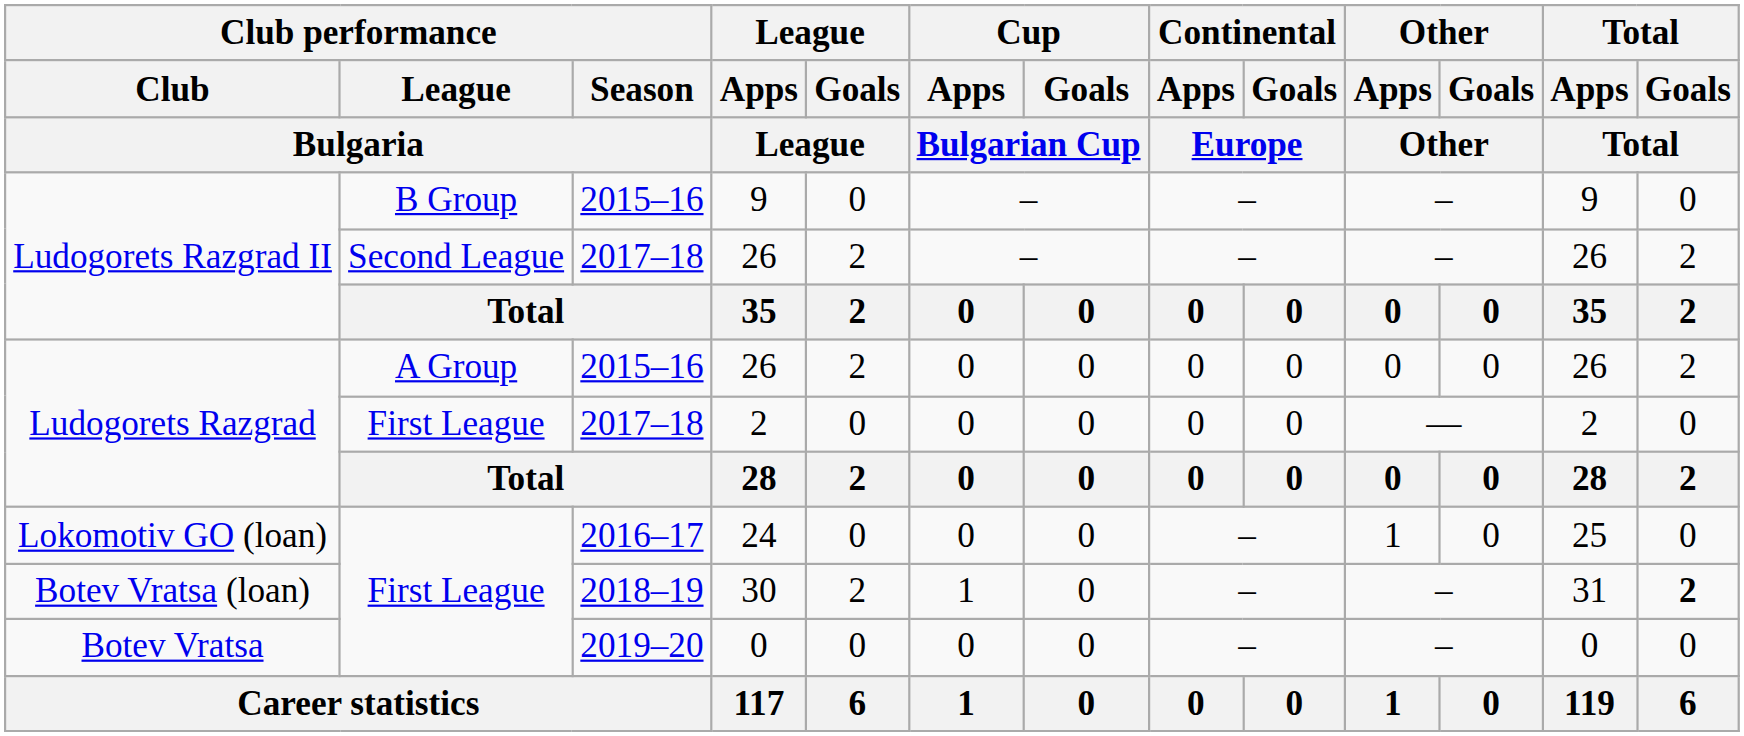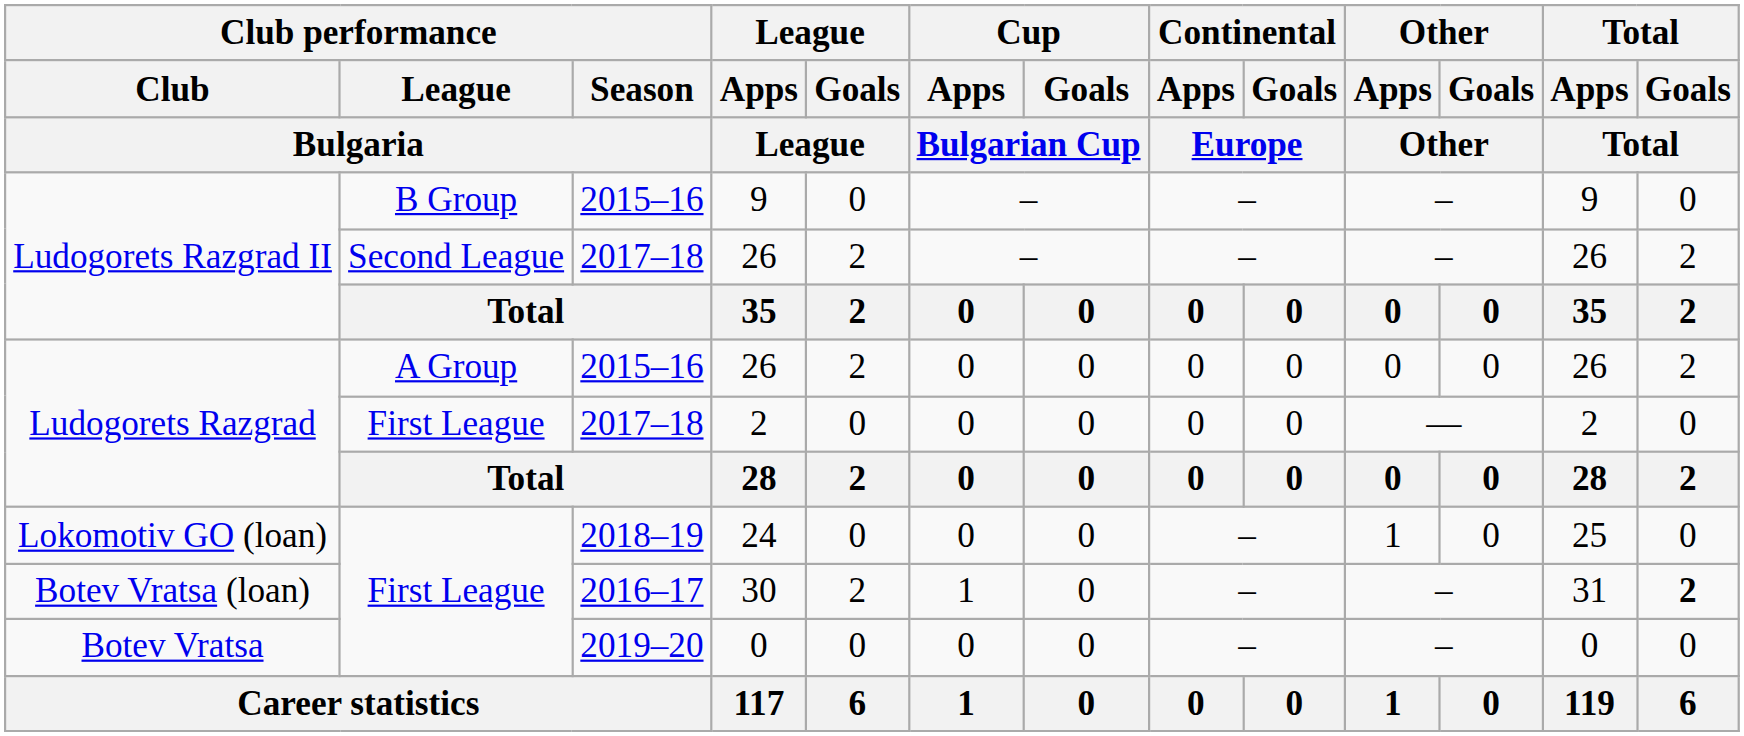(642, 534) 2016–17 -> (642, 534) 2018–19
(642, 590) 2018–19 -> (642, 590) 2016–17
